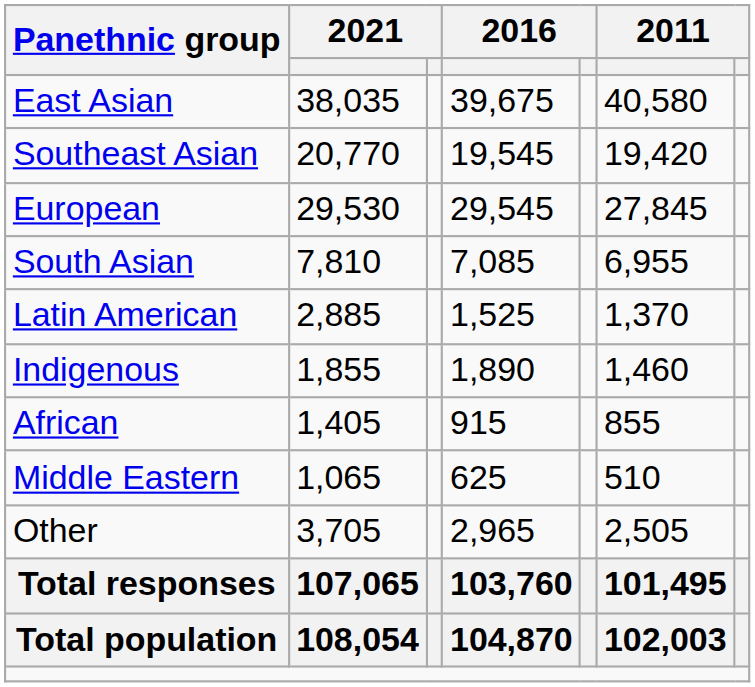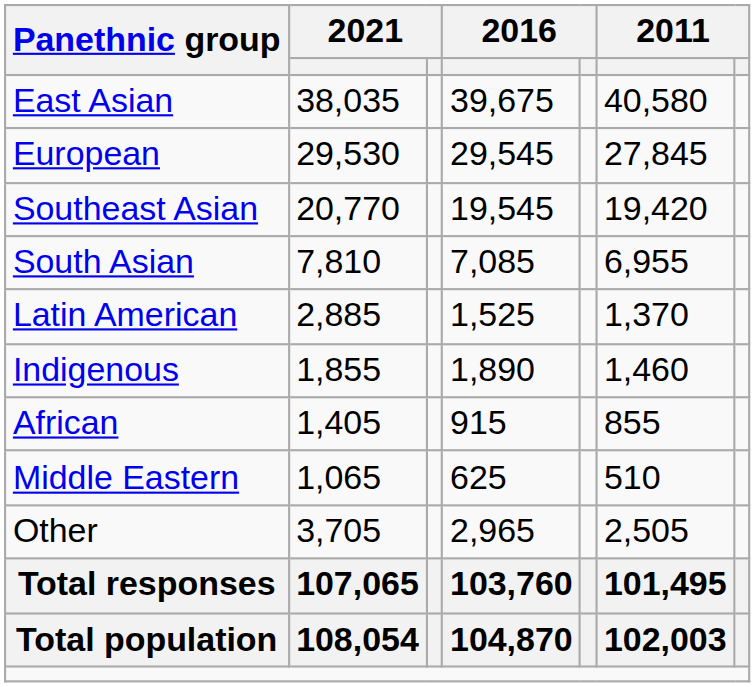rows swapped: (86, 208) <-> (135, 154)
